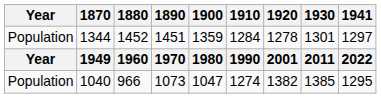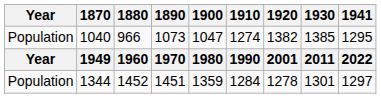rows swapped: (95, 81) <-> (95, 37)
